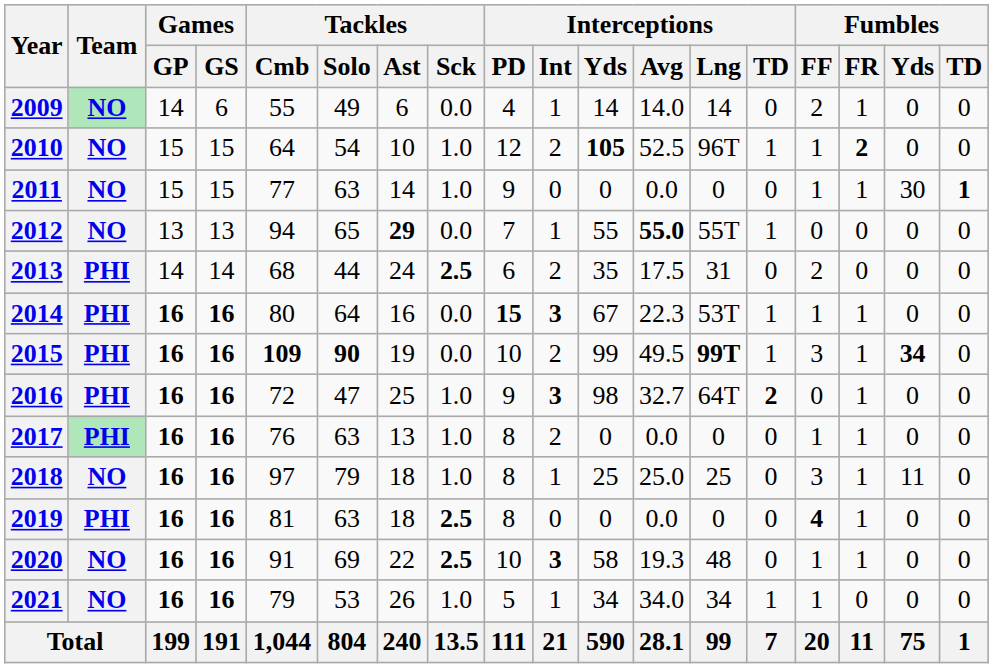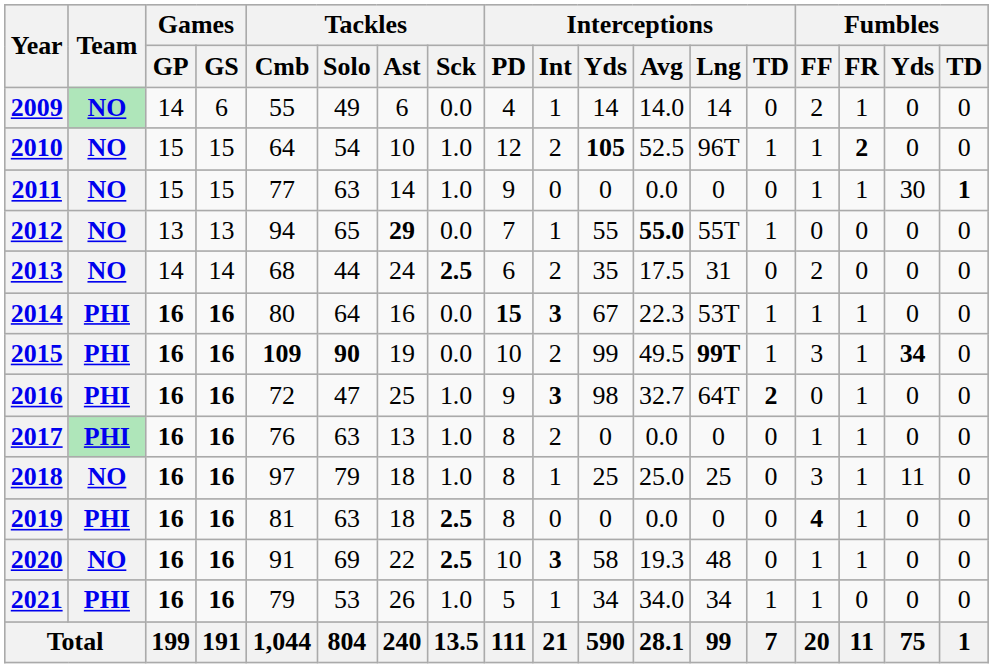(107, 271) PHI -> (107, 271) NO
(107, 600) NO -> (107, 600) PHI
